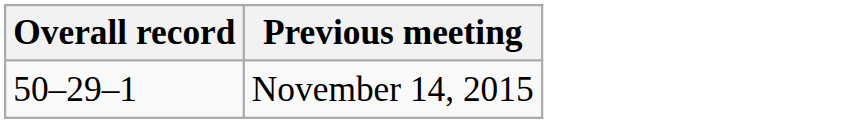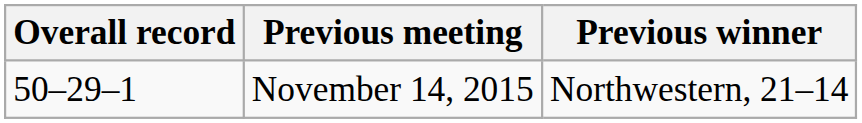+ column: (699, 32)
